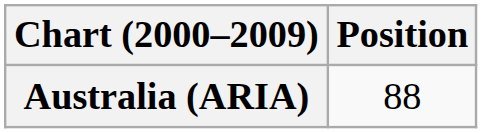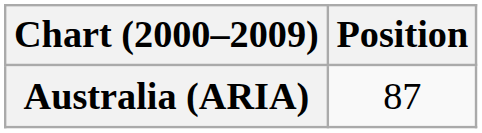(402, 95) 88 -> (402, 95) 87
